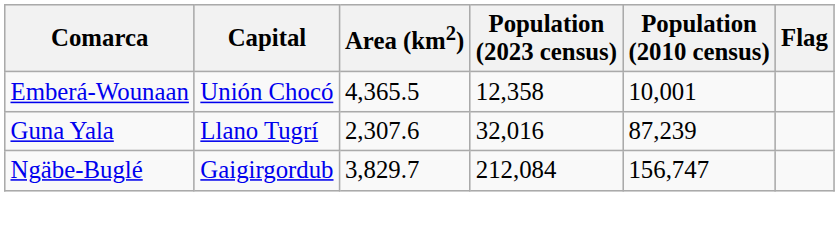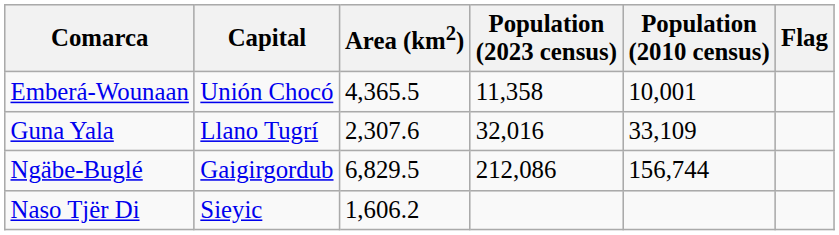(510, 91) 12,358 -> (509, 91) 11,358
(663, 130) 87,239 -> (663, 130) 33,109
(382, 170) 3,829.7 -> (382, 170) 6,829.5
(516, 170) 212,084 -> (516, 170) 212,086
(669, 170) 156,747 -> (669, 170) 156,744
+ row: (75, 209)
